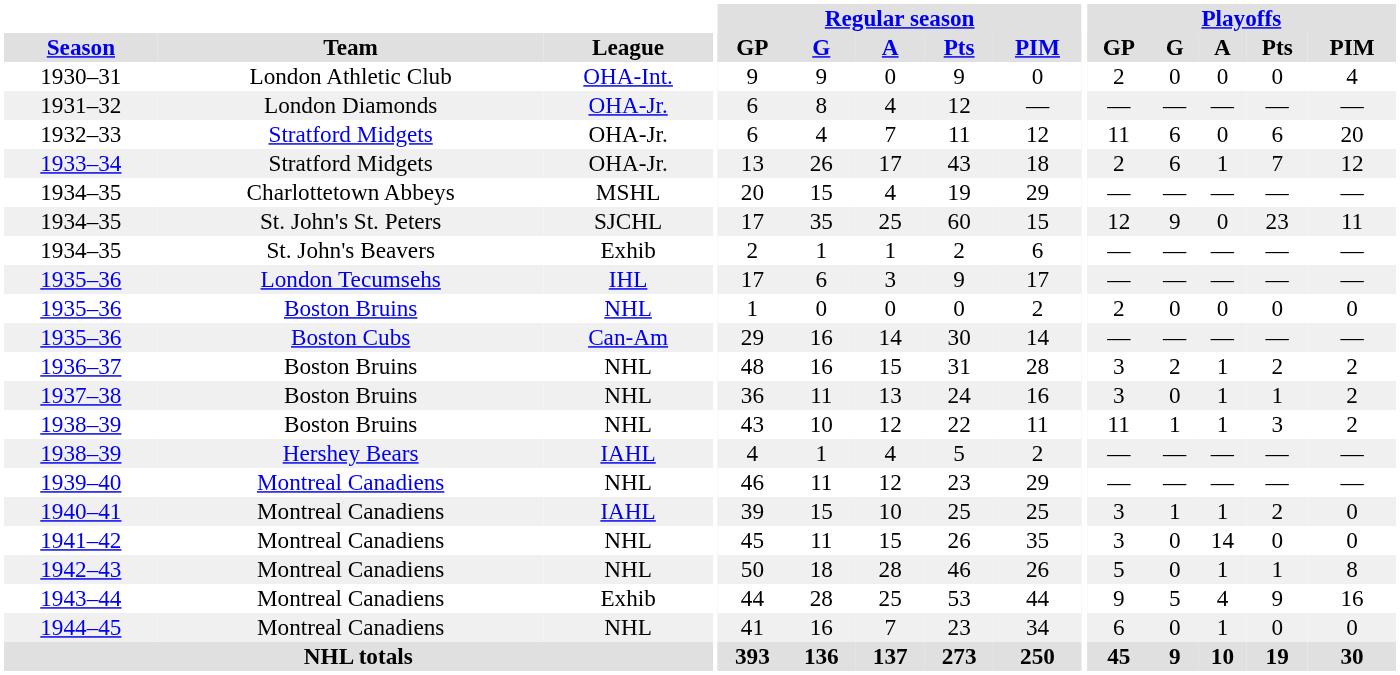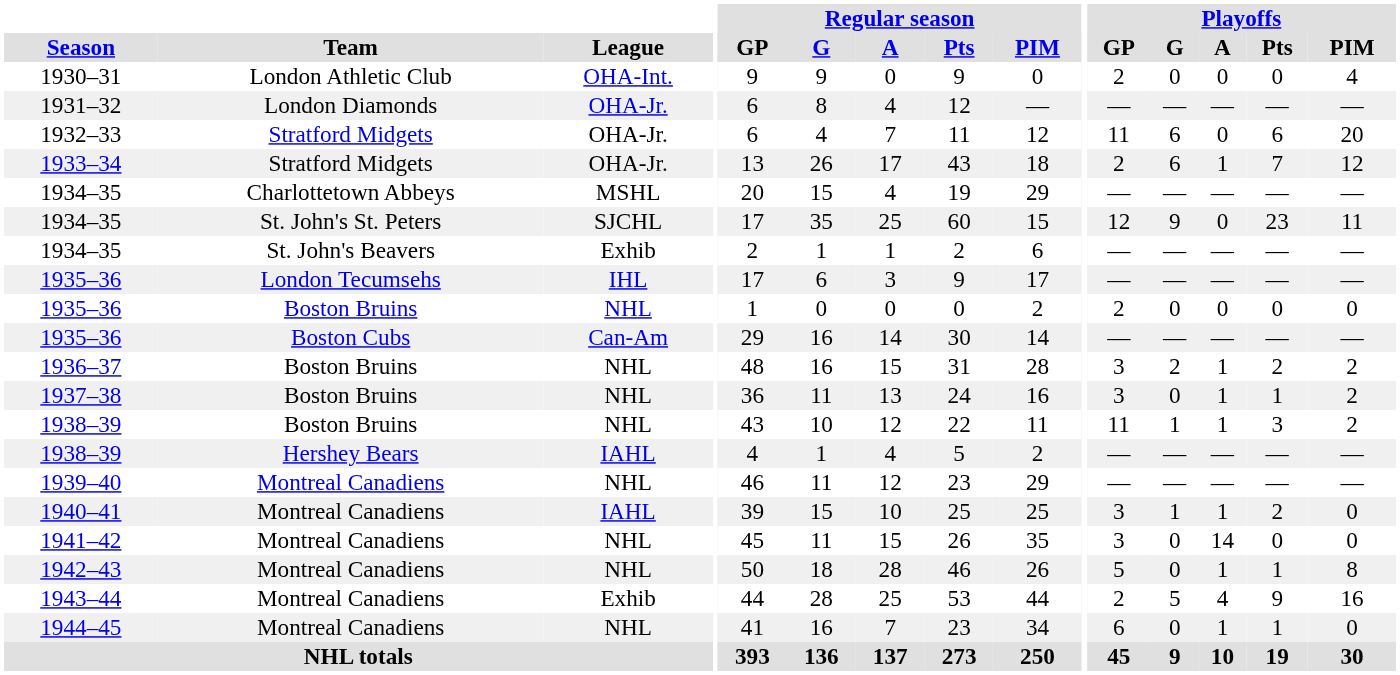(1119, 598) 9 -> (1119, 598) 2
(1277, 627) 0 -> (1277, 627) 1
